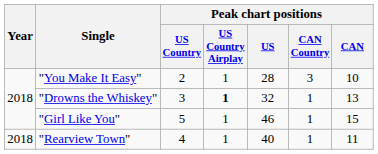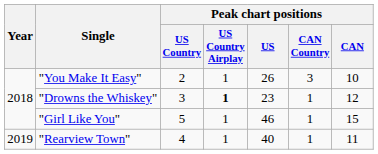(268, 78) 28 -> (268, 78) 26
(268, 98) 32 -> (268, 98) 23
(352, 98) 13 -> (352, 98) 12
(20, 139) 2018 -> (20, 139) 2019
